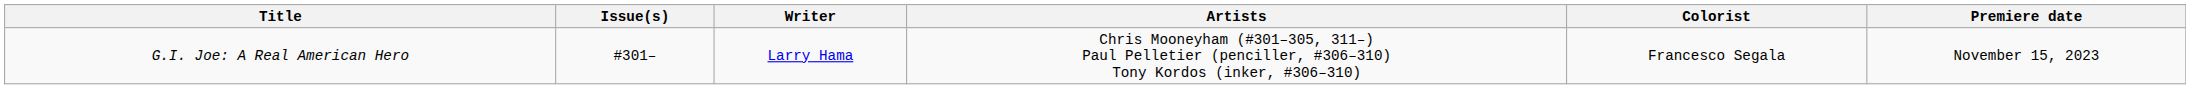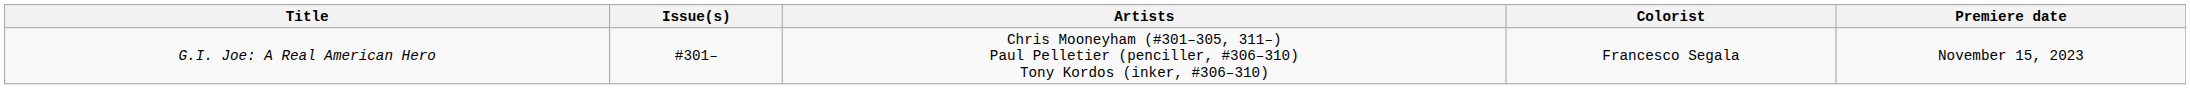- column: (810, 16)
